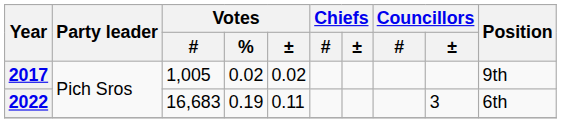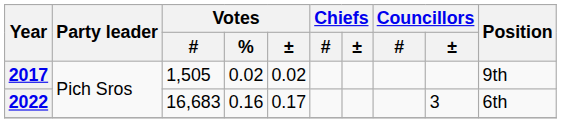(188, 74) 1,005 -> (188, 74) 1,505
(246, 103) 0.19 -> (246, 103) 0.16
(288, 103) 0.11 -> (289, 103) 0.17
